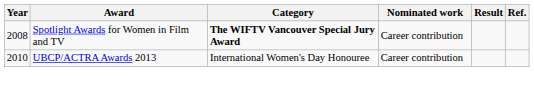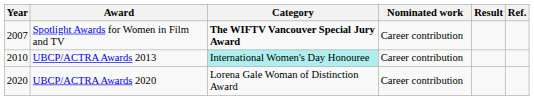(17, 35) 2008 -> (17, 35) 2007
(290, 58) no background -> (290, 58) paleturquoise background
+ row: (94, 80)
